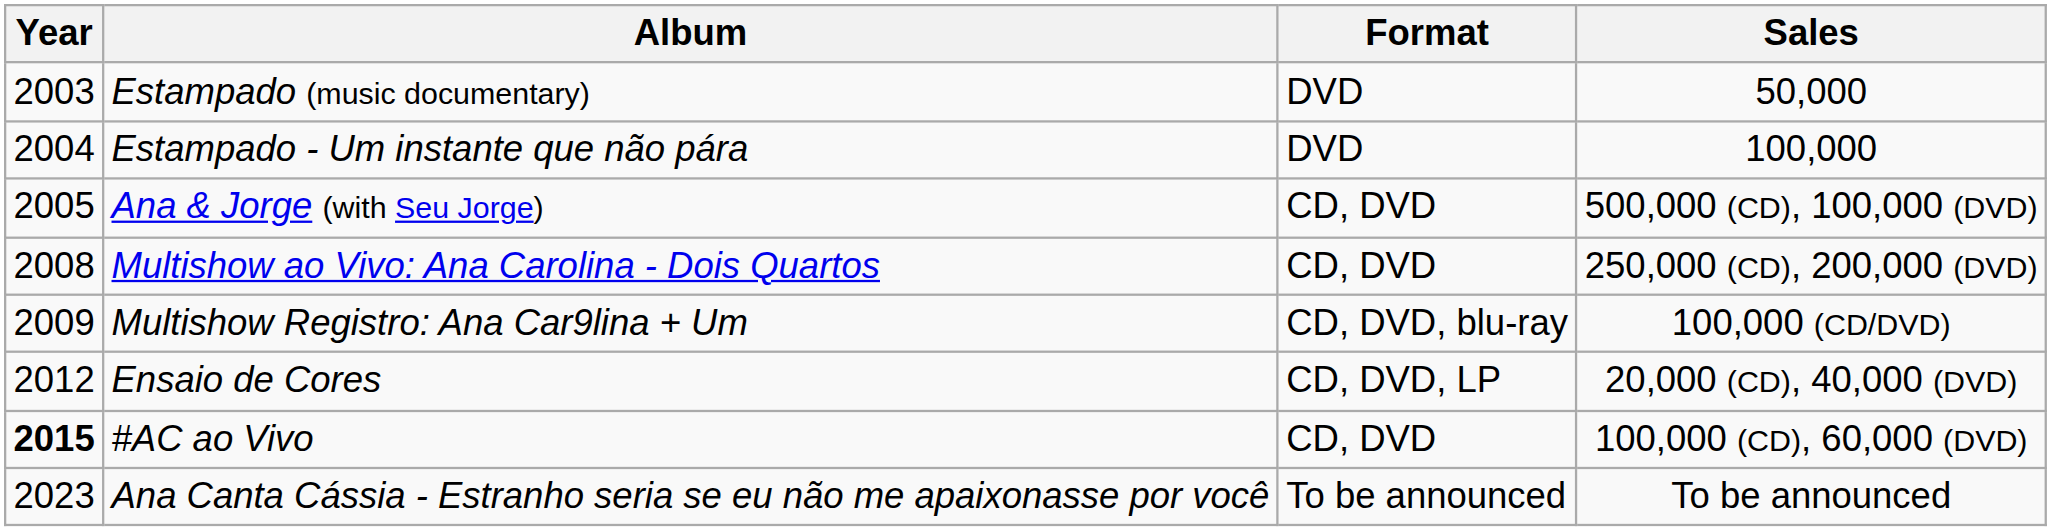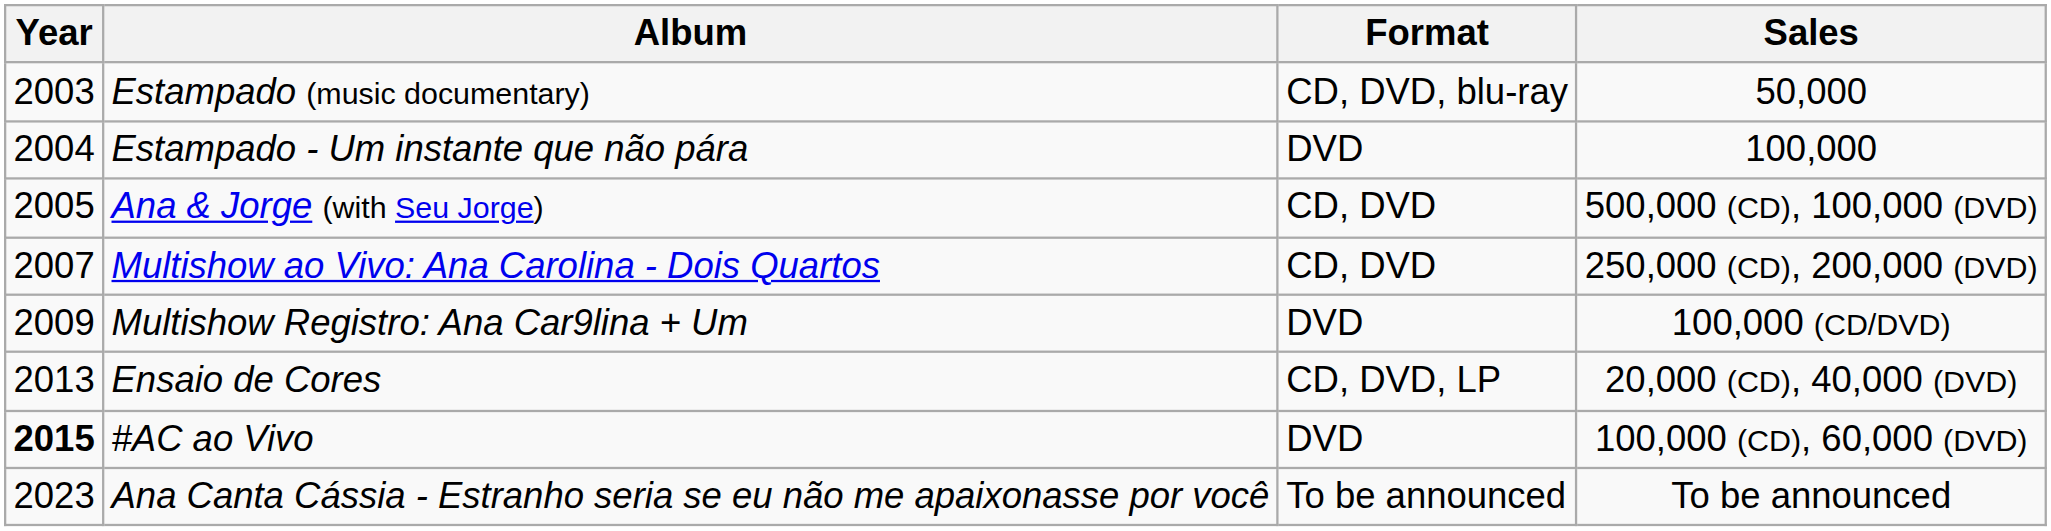(1325, 91) DVD -> (1427, 91) CD, DVD, blu-ray
(54, 264) 2008 -> (54, 264) 2007
(1427, 322) CD, DVD, blu-ray -> (1325, 322) DVD
(54, 380) 2012 -> (54, 380) 2013
(1361, 438) CD, DVD -> (1325, 438) DVD
